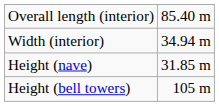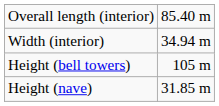rows swapped: (50, 64) <-> (69, 88)
